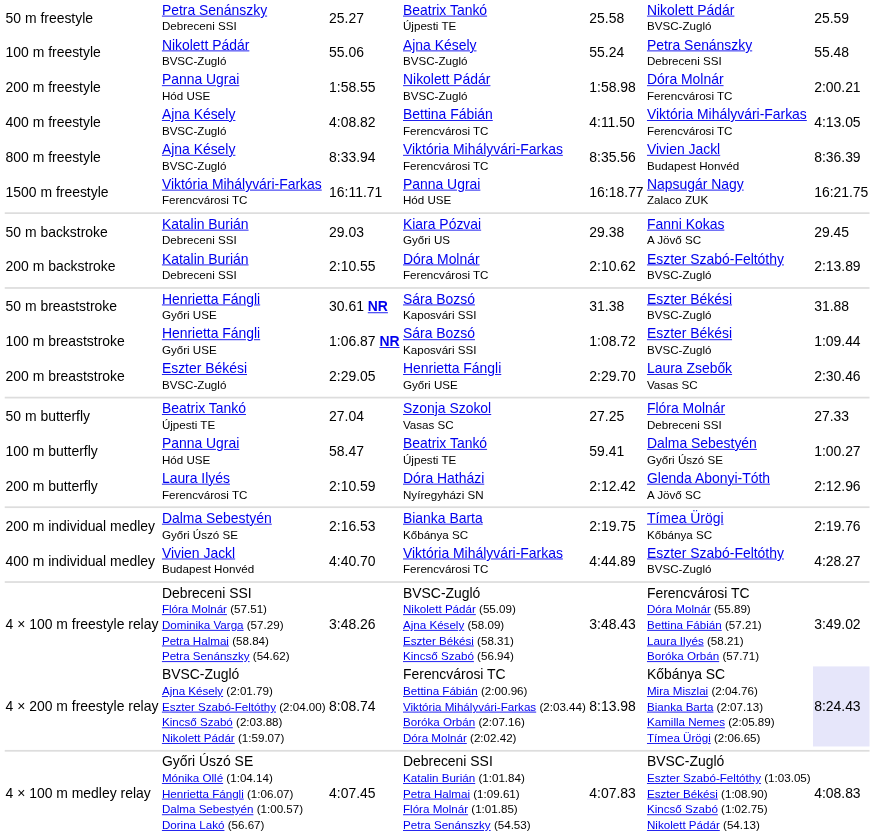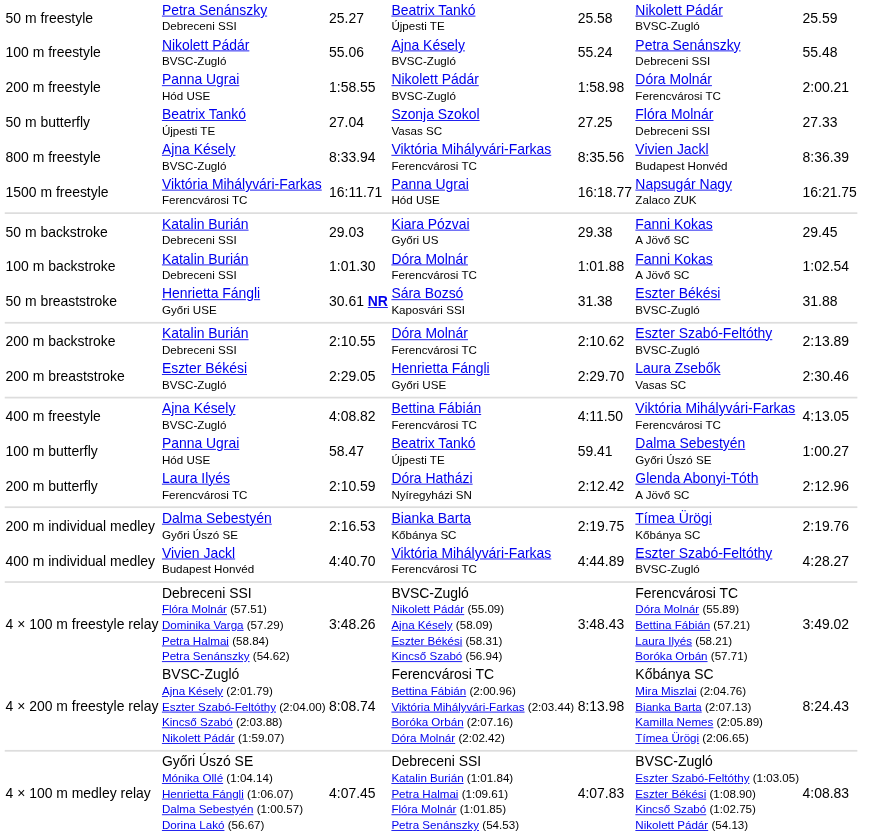rows swapped: (53, 122) <-> (48, 416)
+ row: (61, 267)
rows swapped: (61, 267) <-> (61, 307)
- row: (65, 341)
(837, 706) lavender background -> (826, 706) no background
